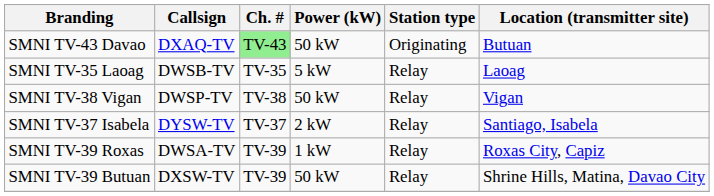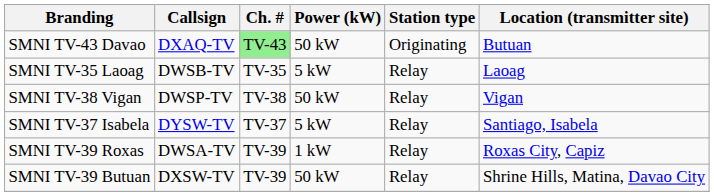(313, 124) 2 kW -> (313, 124) 5 kW
